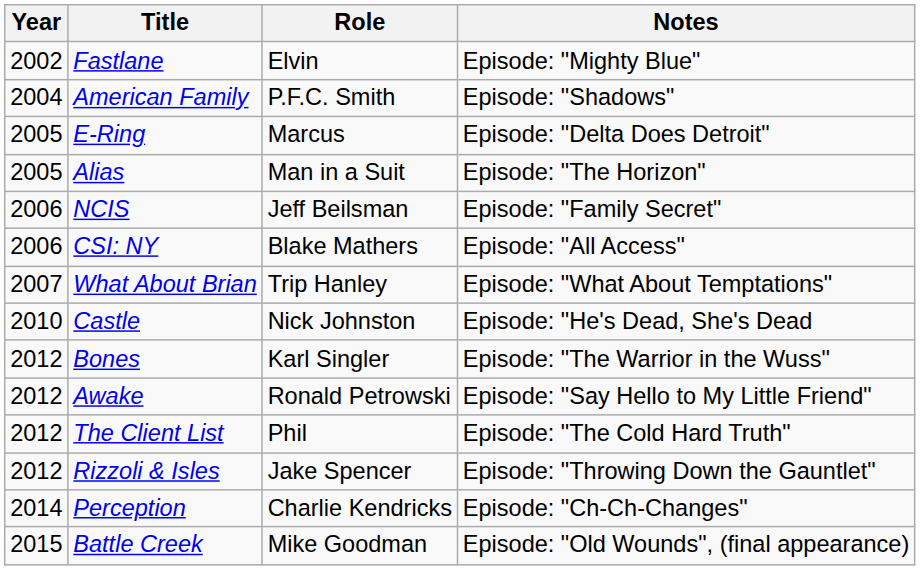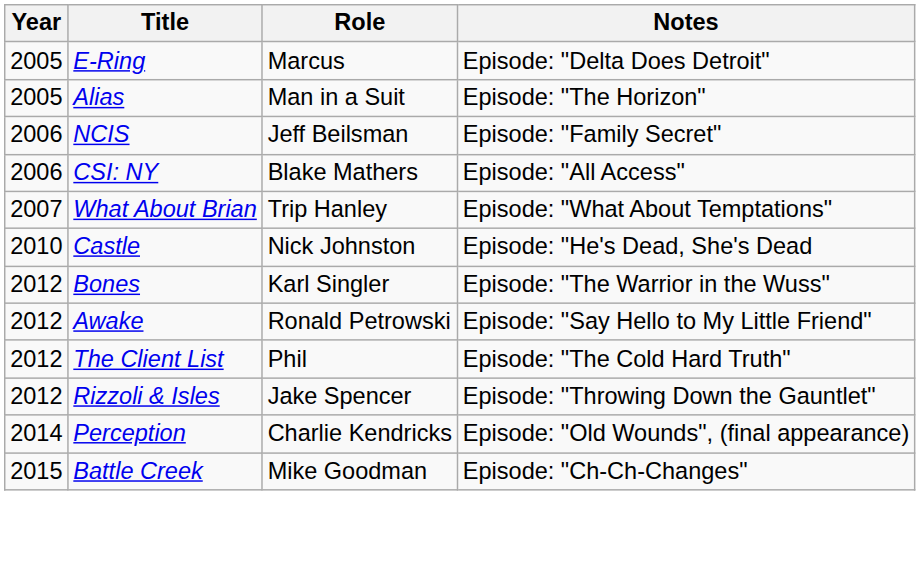- row: (118, 60)
- row: (161, 97)
(605, 508) Episode: "Ch-Ch-Changes" -> (686, 433) Episode: "Old Wounds", (final appearance)
(686, 545) Episode: "Old Wounds", (final appearance) -> (605, 470) Episode: "Ch-Ch-Changes"
